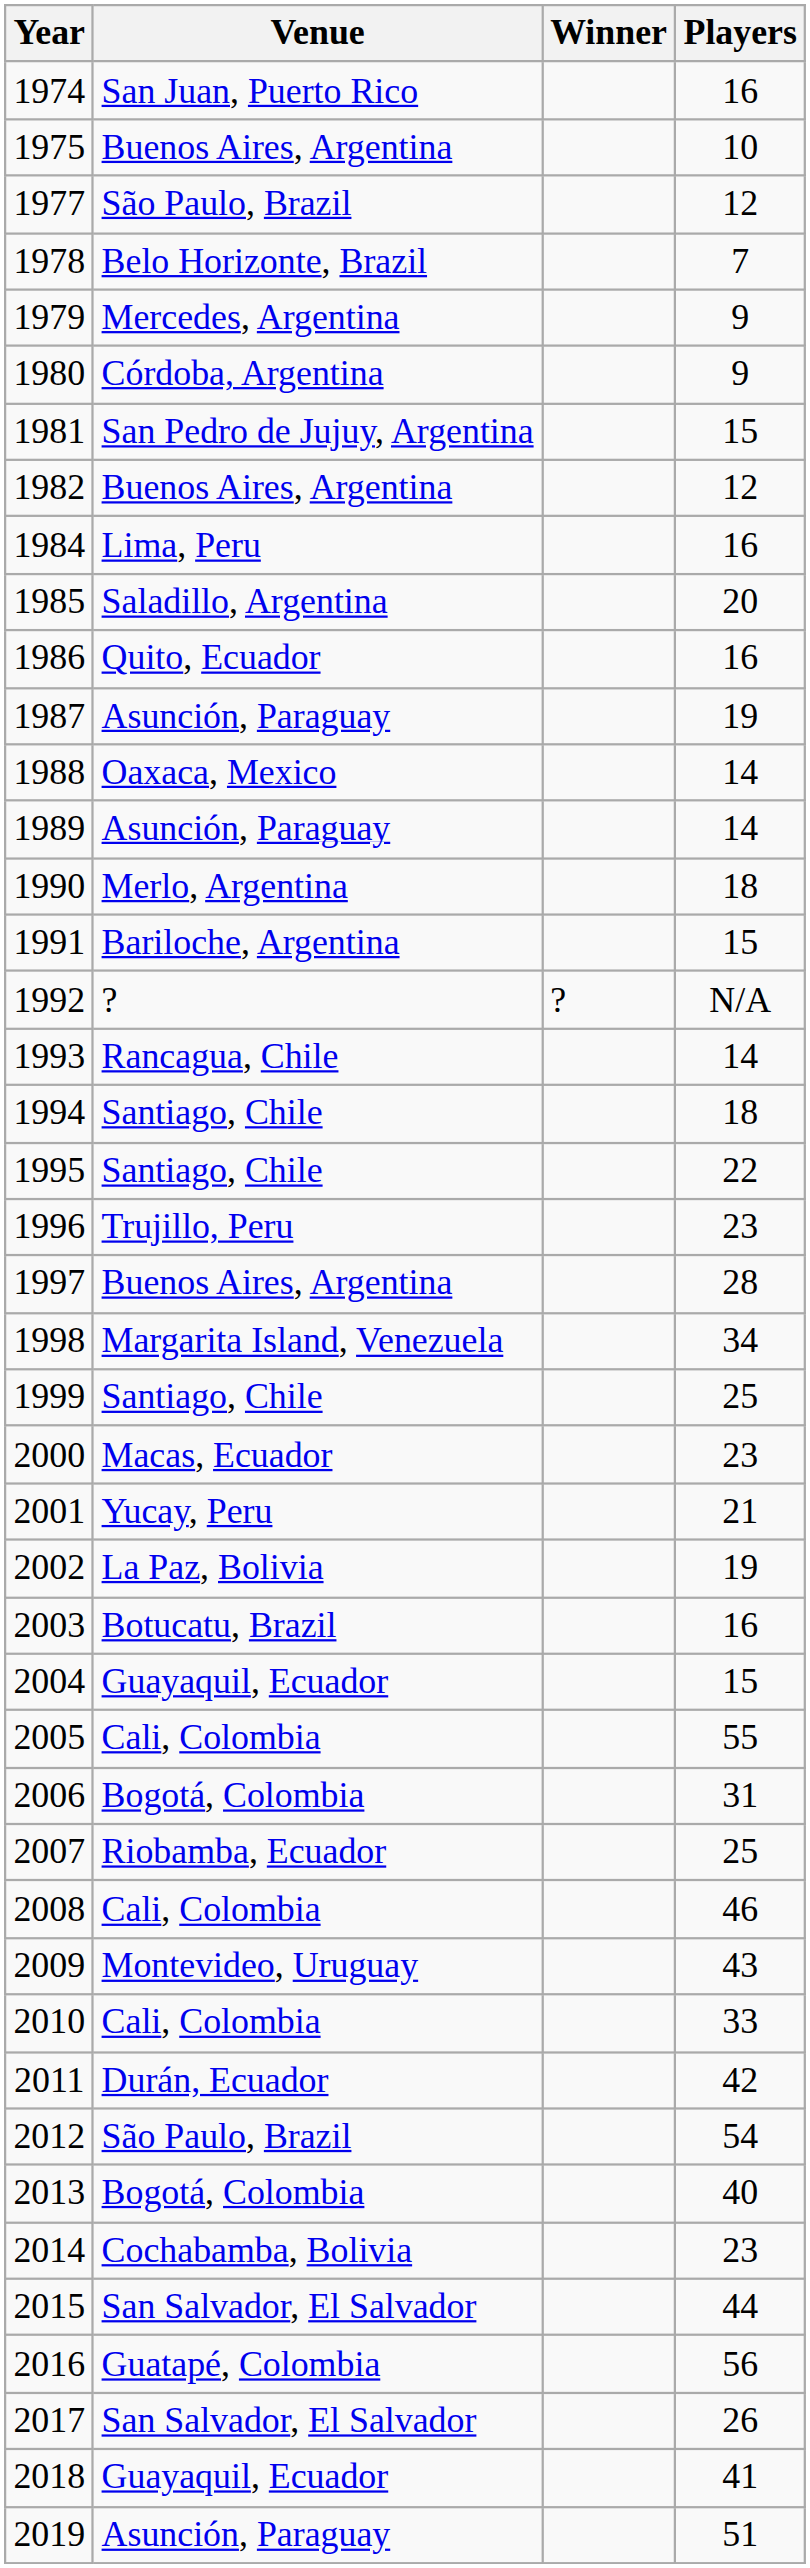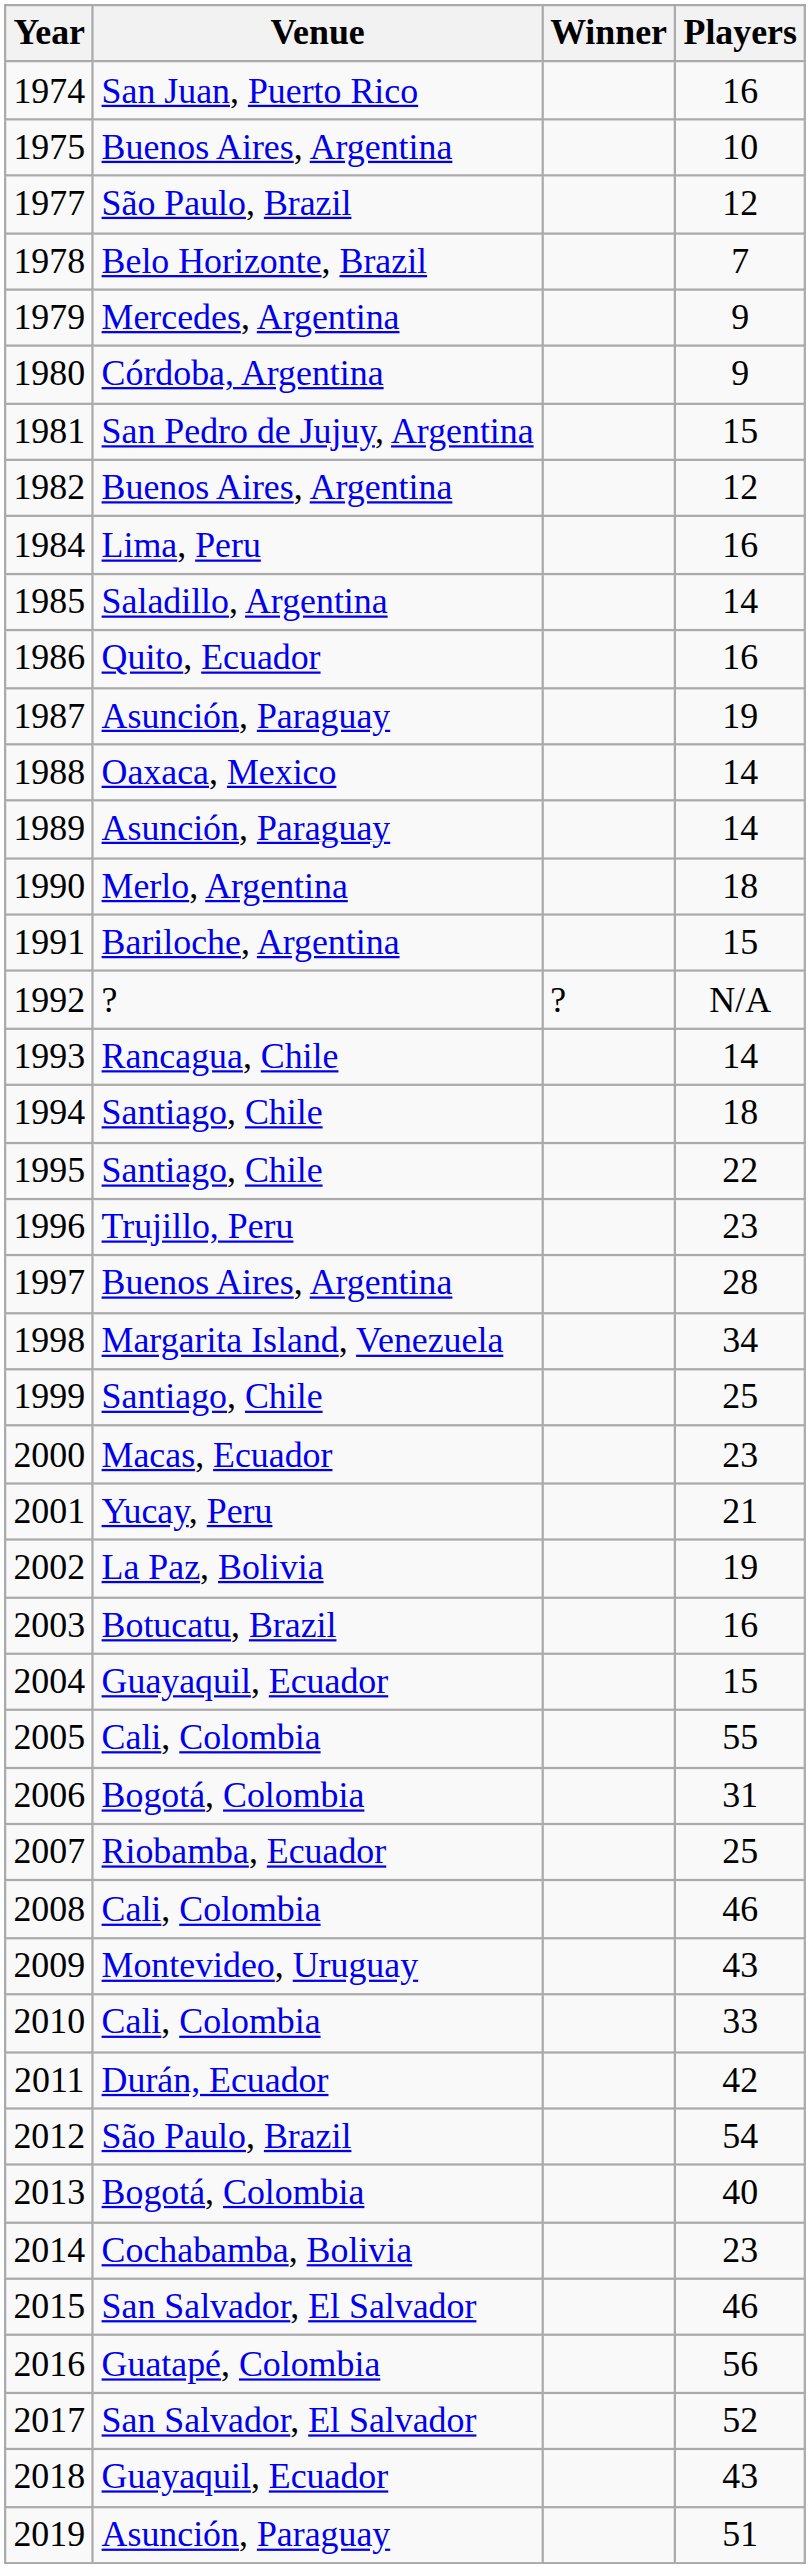(740, 601) 20 -> (740, 601) 14
(740, 2306) 44 -> (740, 2306) 46
(740, 2420) 26 -> (740, 2420) 52
(740, 2477) 41 -> (740, 2477) 43
